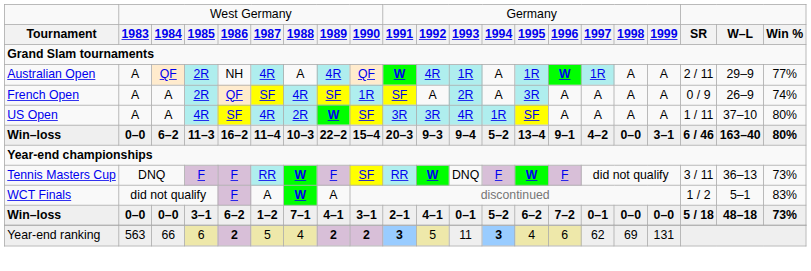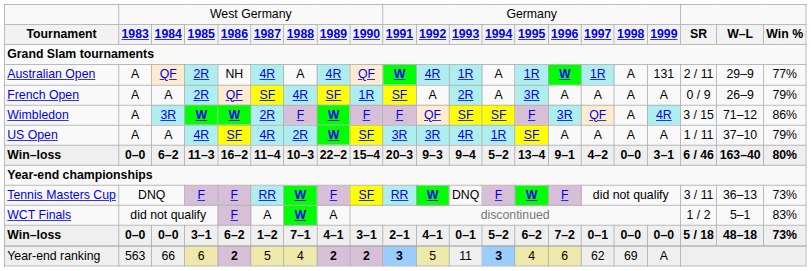(664, 75) A -> (664, 75) 131
(785, 95) 74% -> (785, 95) 79%
+ row: (38, 115)
(785, 115) 80% -> (785, 135) 79%
(664, 236) 131 -> (664, 256) A
